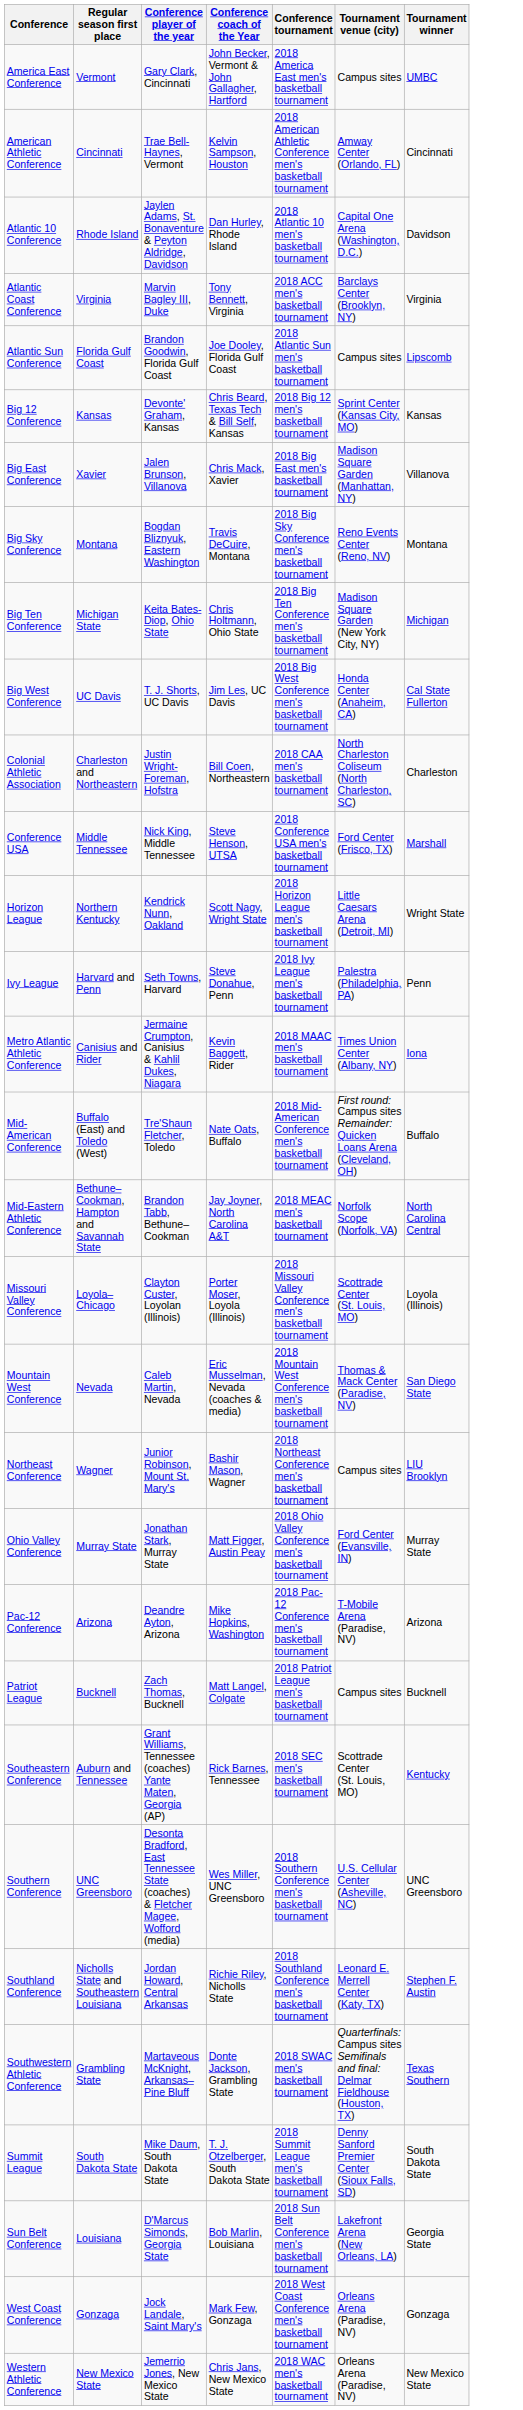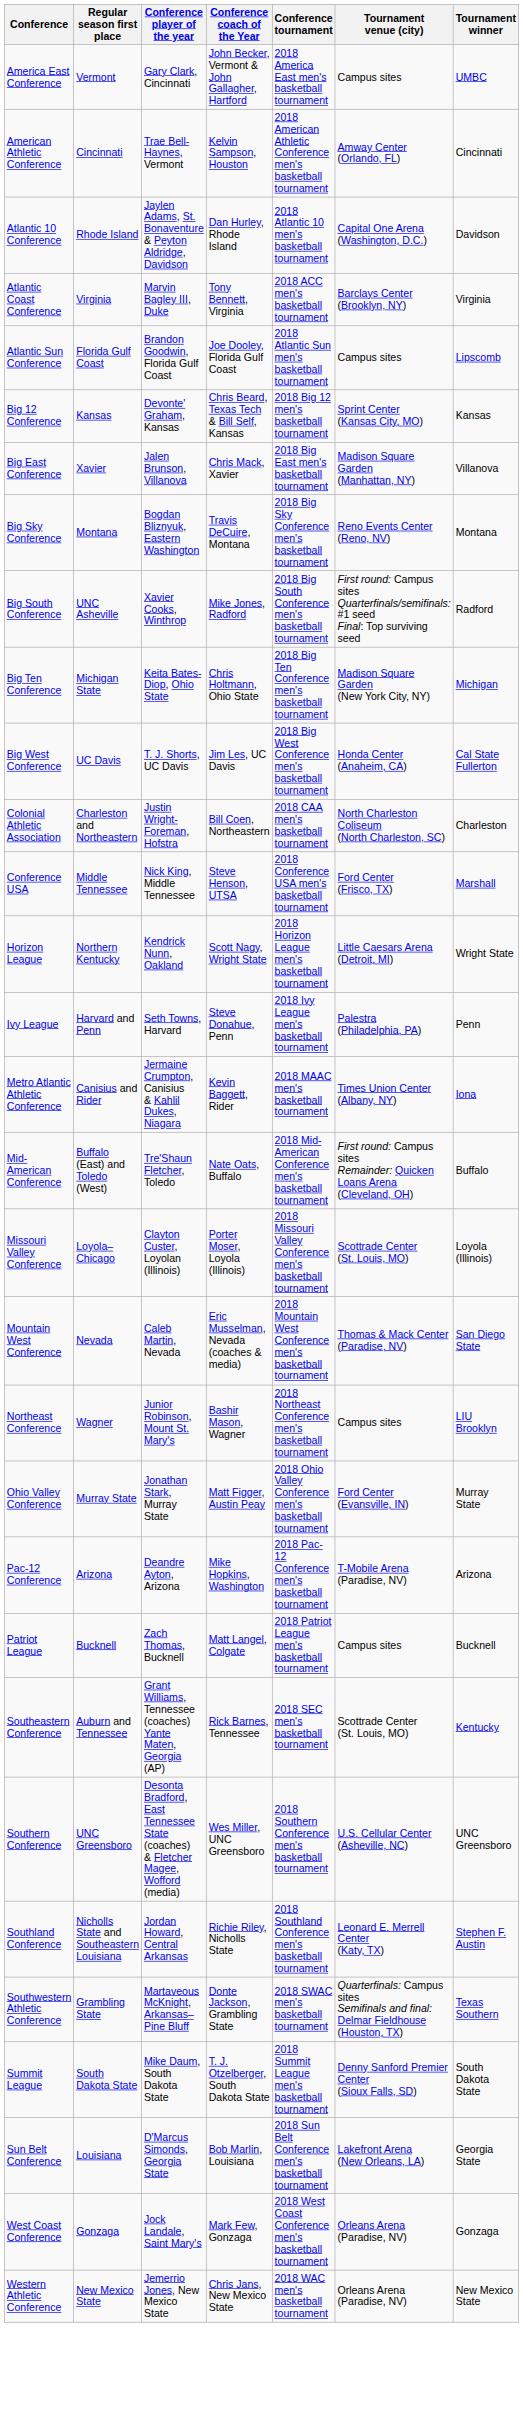+ row: (34, 609)
- row: (35, 1218)
